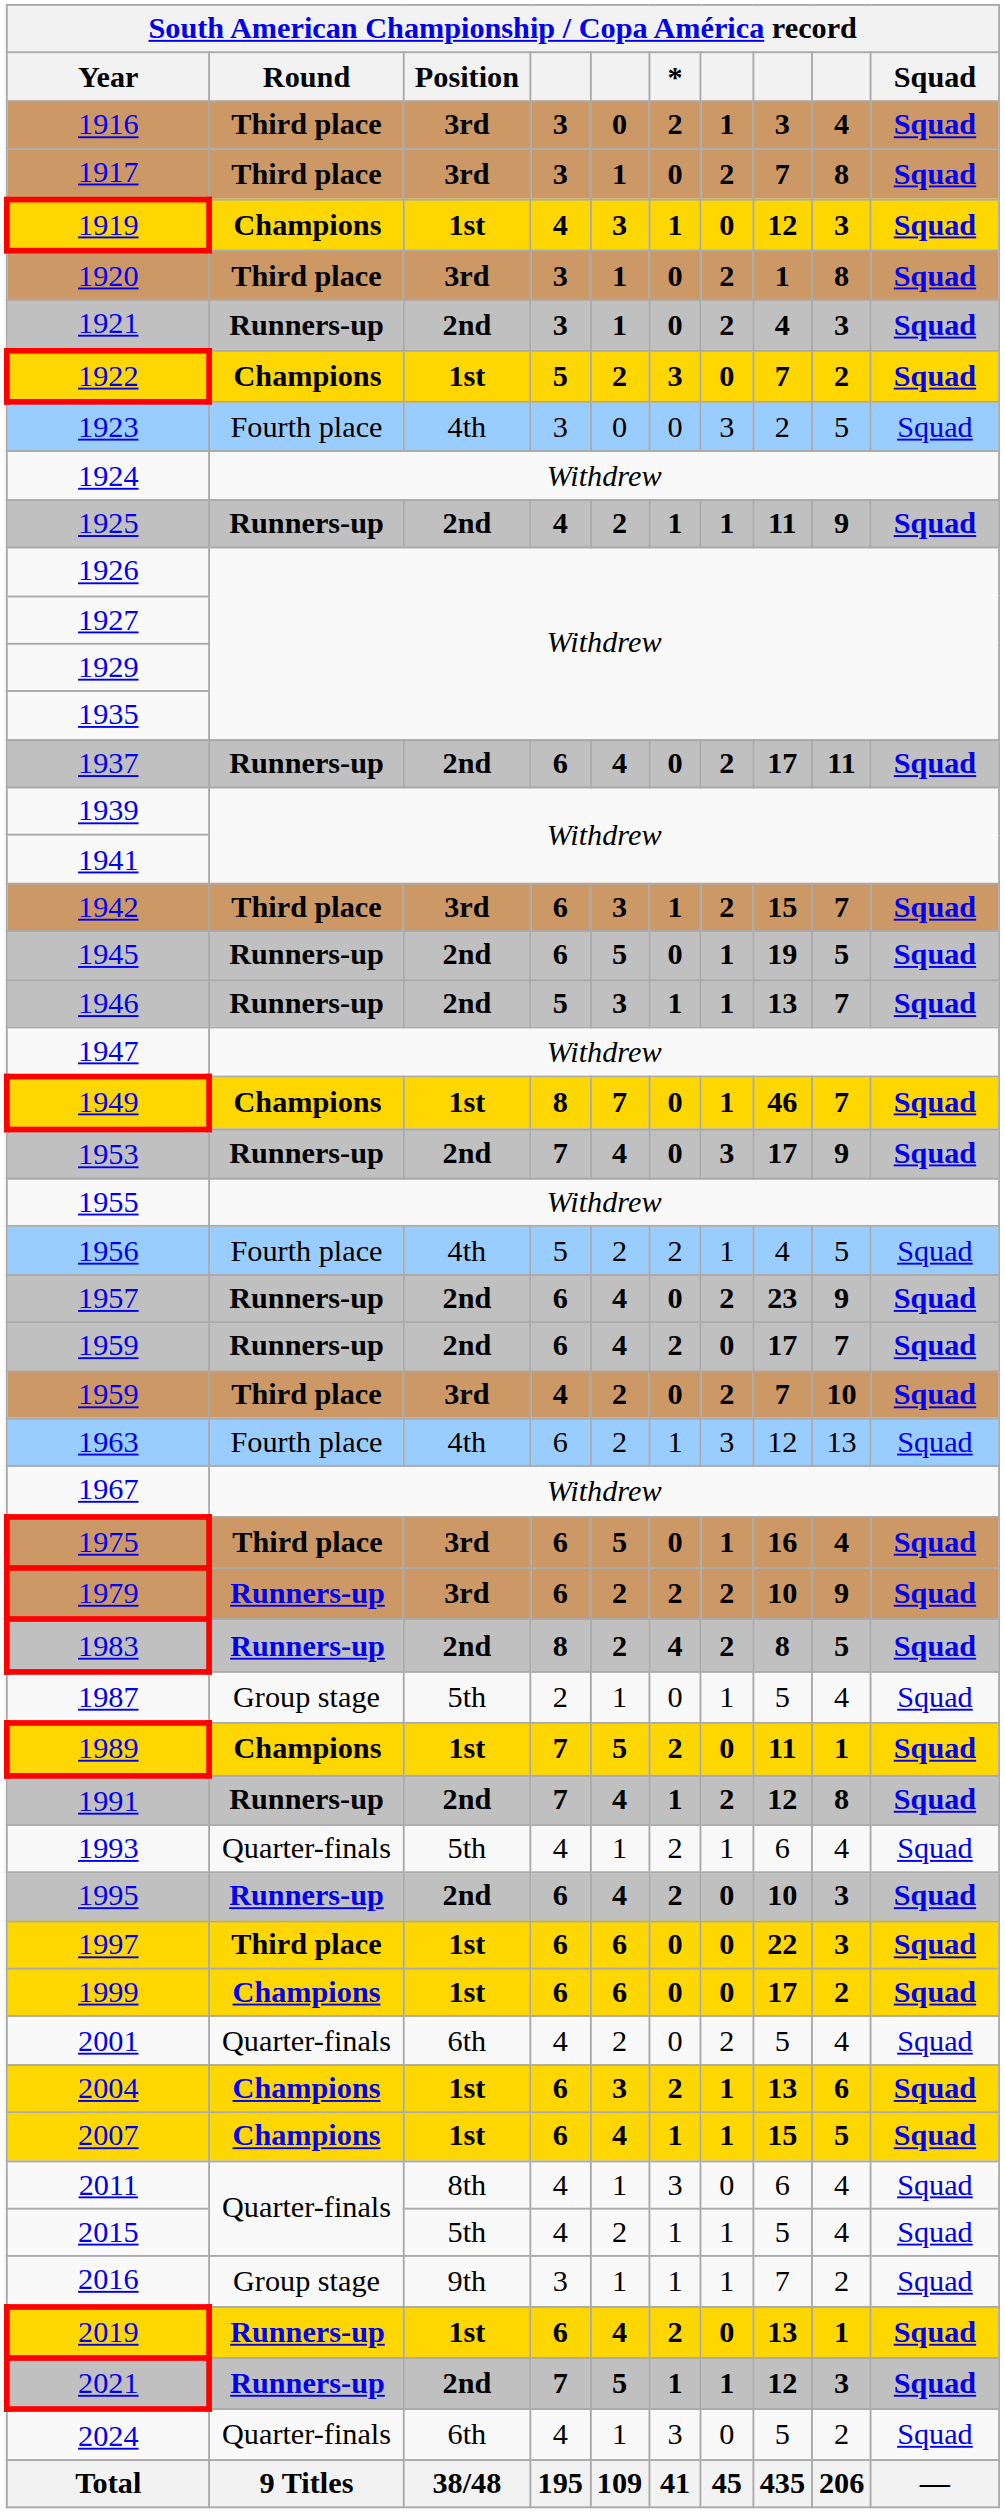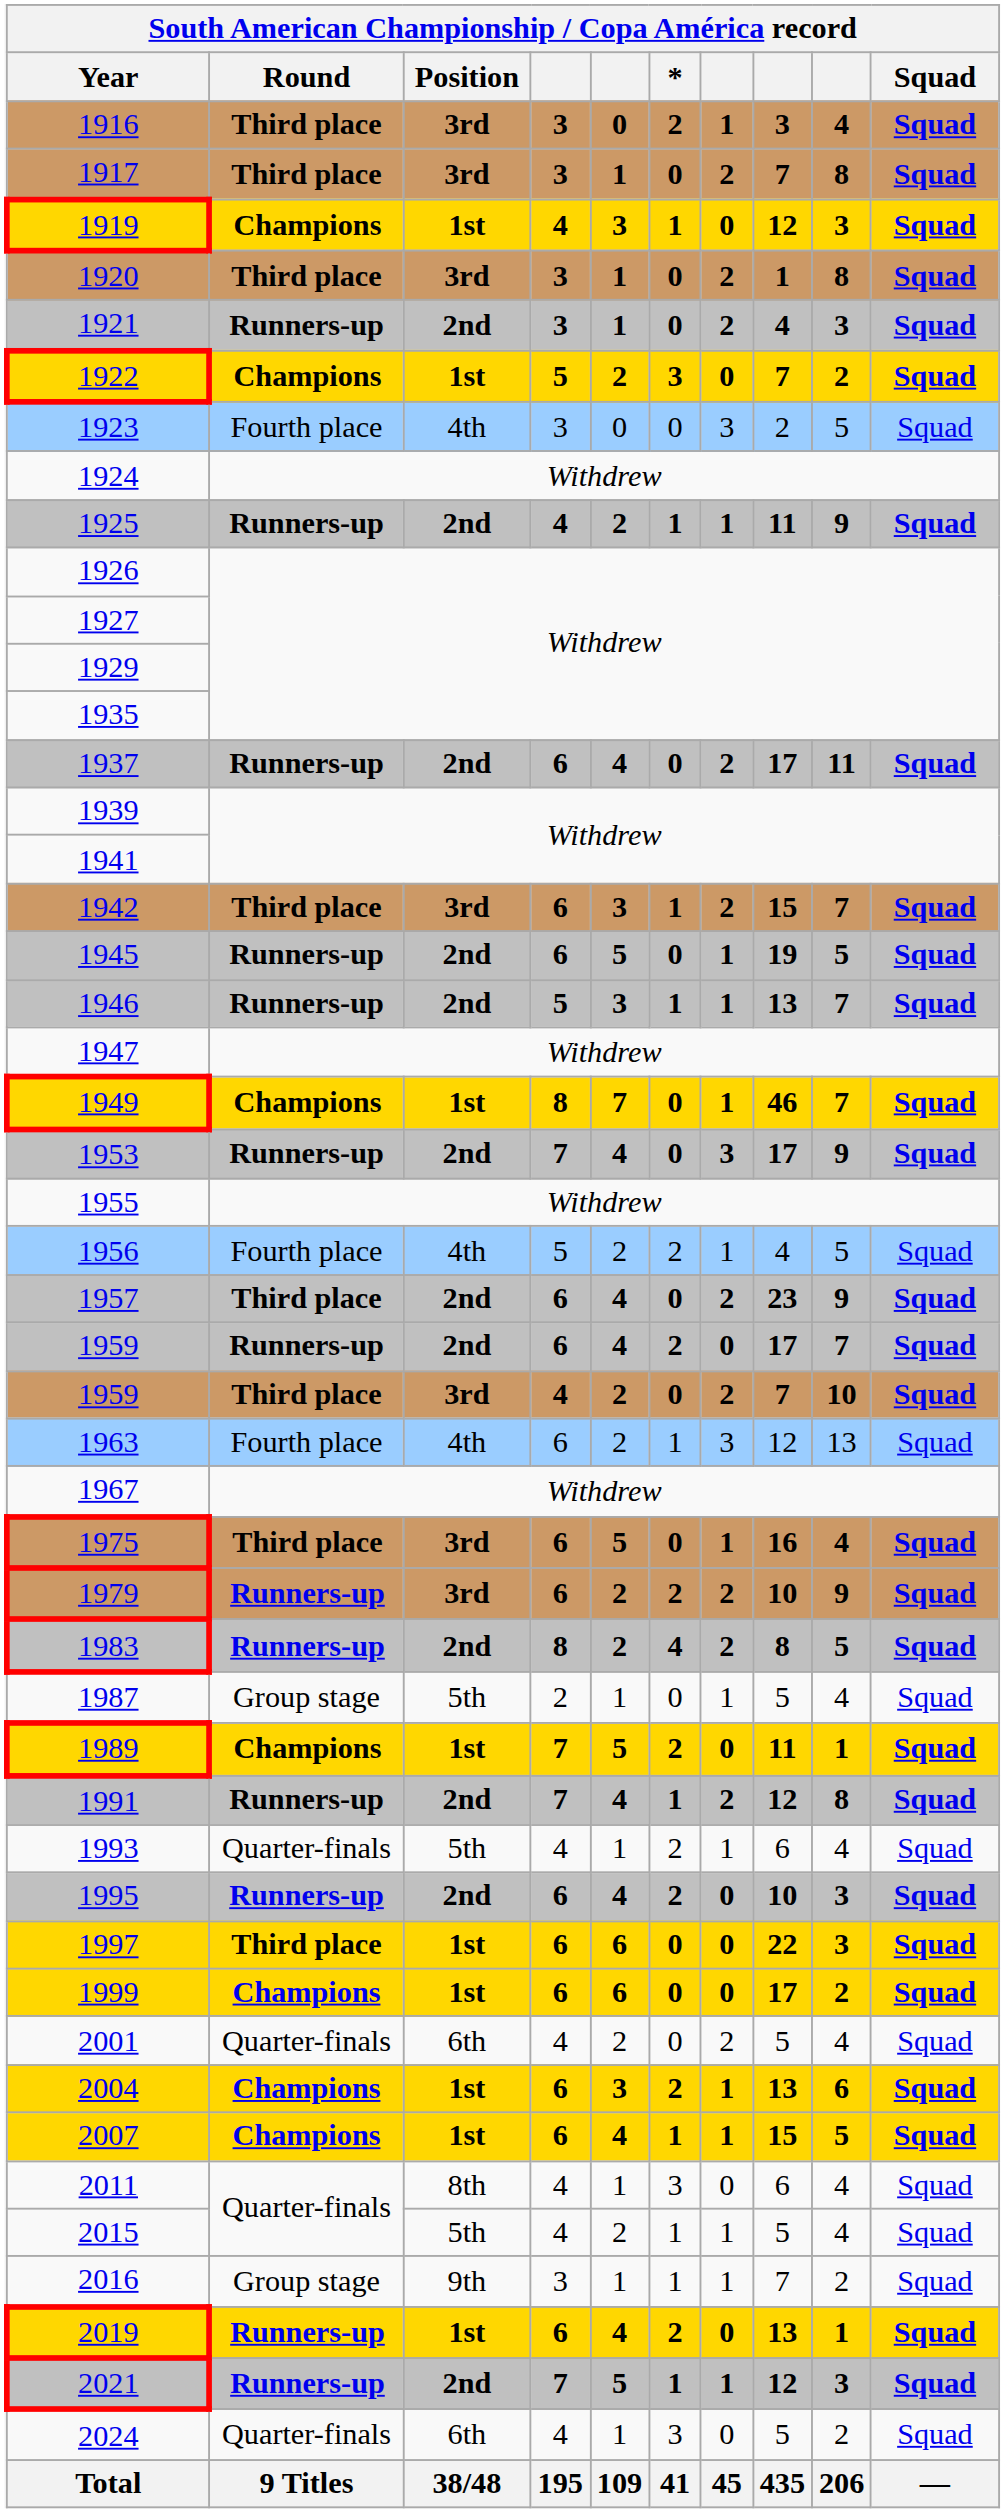(307, 1298) Runners-up -> (307, 1298) Third place
